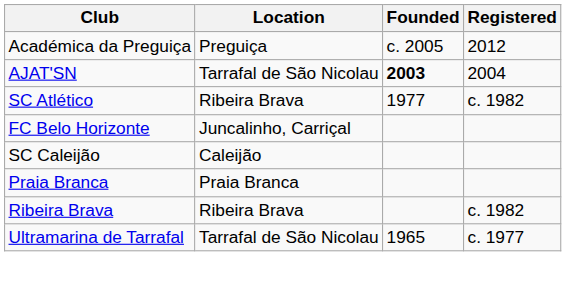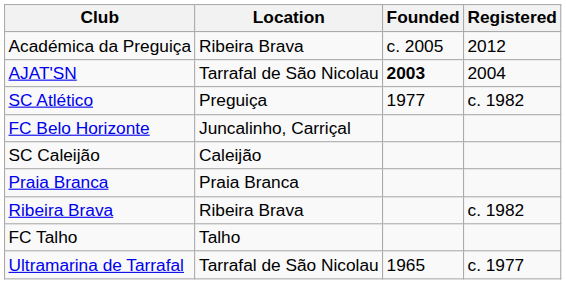(233, 45) Preguiça -> (251, 45) Ribeira Brava
(251, 100) Ribeira Brava -> (233, 100) Preguiça
+ row: (43, 237)
